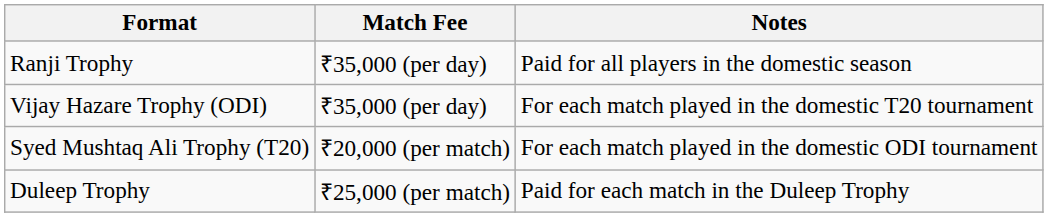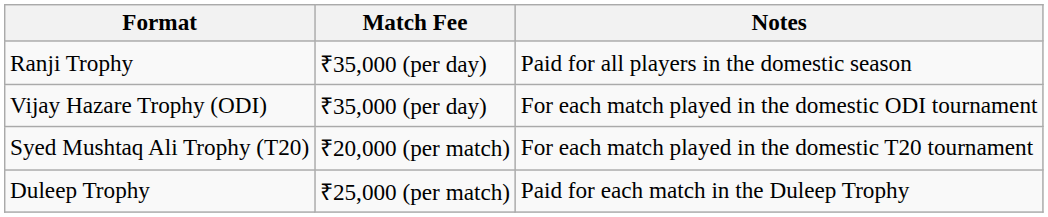(777, 105) For each match played in the domestic T20 tournament -> (779, 105) For each match played in the domestic ODI tournament
(779, 147) For each match played in the domestic ODI tournament -> (777, 147) For each match played in the domestic T20 tournament
